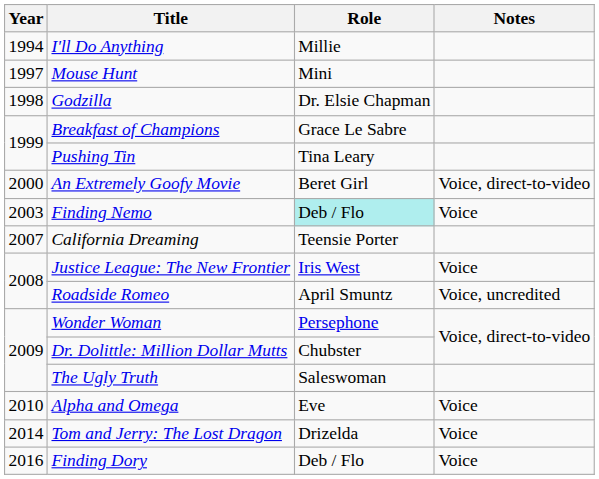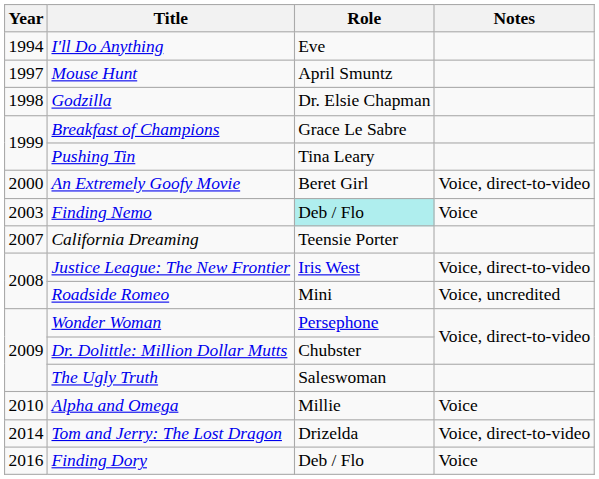(319, 45) Millie -> (312, 45) Eve
(315, 73) Mini -> (345, 73) April Smuntz
(458, 267) Voice -> (514, 267) Voice, direct-to-video
(345, 294) April Smuntz -> (315, 294) Mini
(312, 405) Eve -> (319, 405) Millie
(458, 433) Voice -> (514, 433) Voice, direct-to-video
